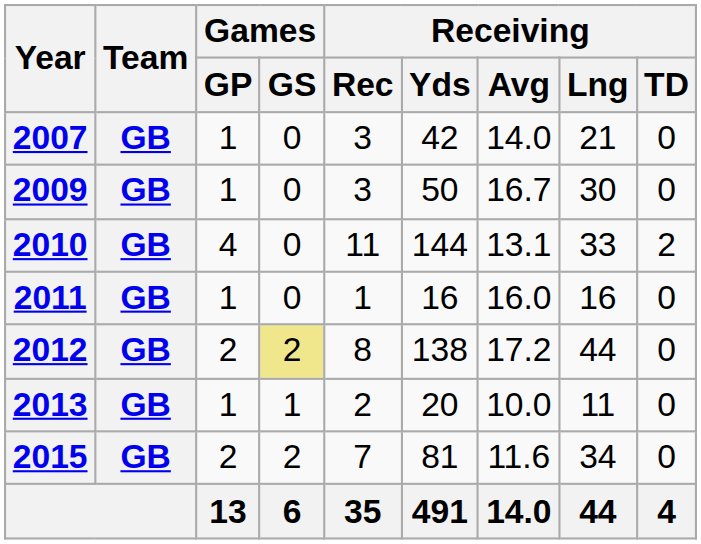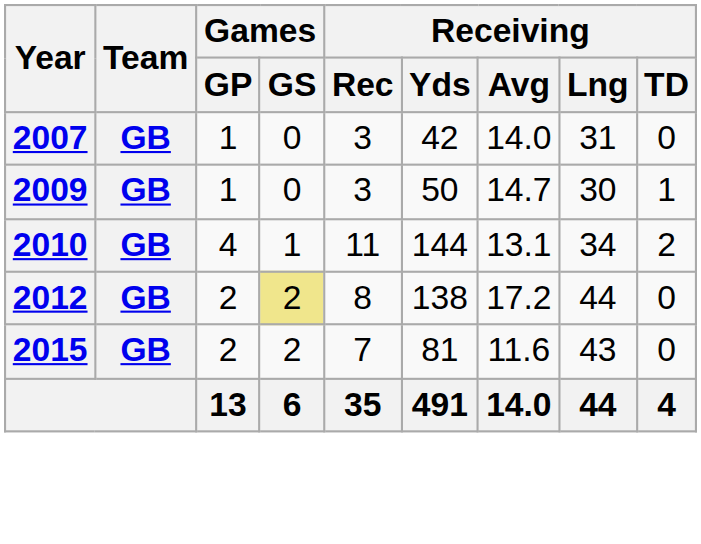(598, 137) 21 -> (598, 137) 31
(519, 191) 16.7 -> (519, 191) 14.7
(666, 191) 0 -> (666, 191) 1
(292, 244) 0 -> (292, 244) 1
(598, 244) 33 -> (598, 244) 34
- row: (50, 297)
- row: (50, 404)
(598, 457) 34 -> (598, 350) 43
